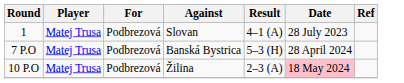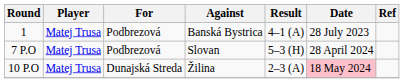(182, 31) Slovan -> (225, 31) Banská Bystrica
(204, 50) Banská Bystrica -> (203, 50) Slovan
(133, 68) Podbrezová -> (144, 68) Dunajská Streda
